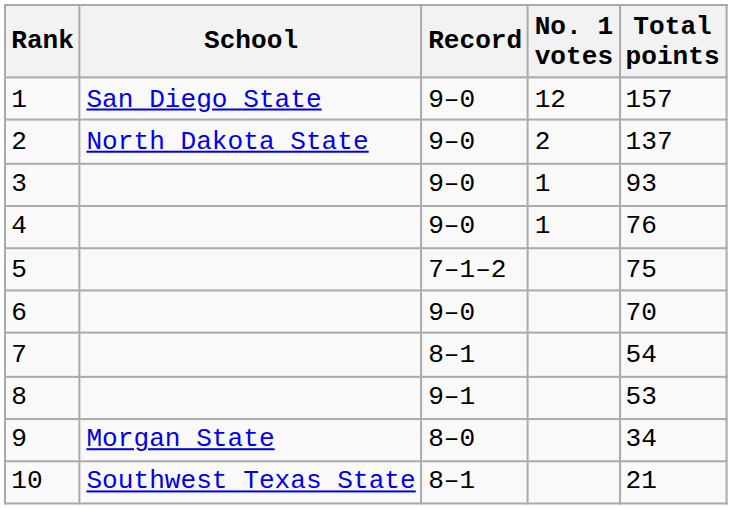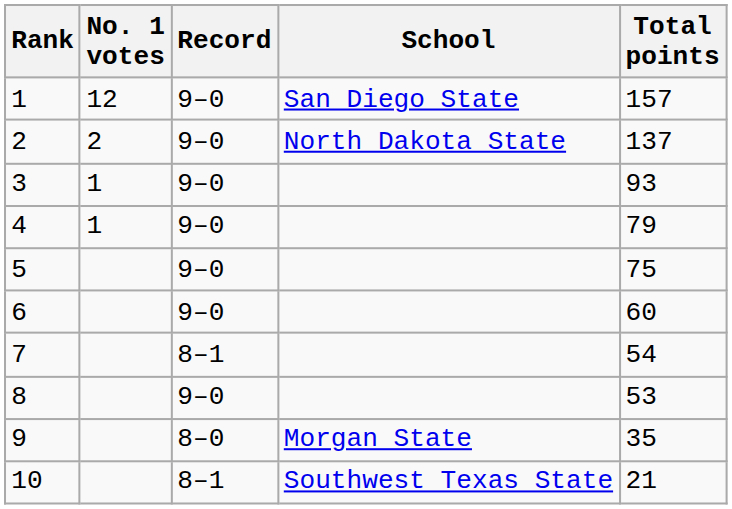columns swapped: (251, 41) <-> (574, 41)
(641, 227) 76 -> (641, 227) 79
(467, 269) 7–1–2 -> (201, 269) 9–0
(641, 312) 70 -> (641, 312) 60
(452, 397) 9–1 -> (201, 397) 9–0
(641, 440) 34 -> (641, 440) 35
